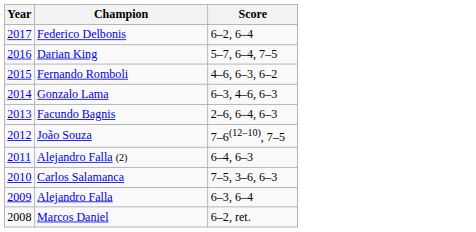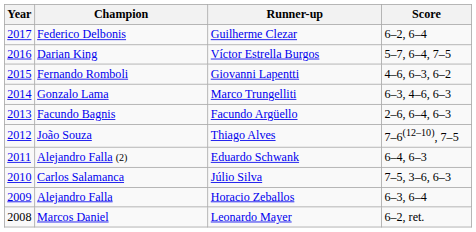+ column: (295, 14)
